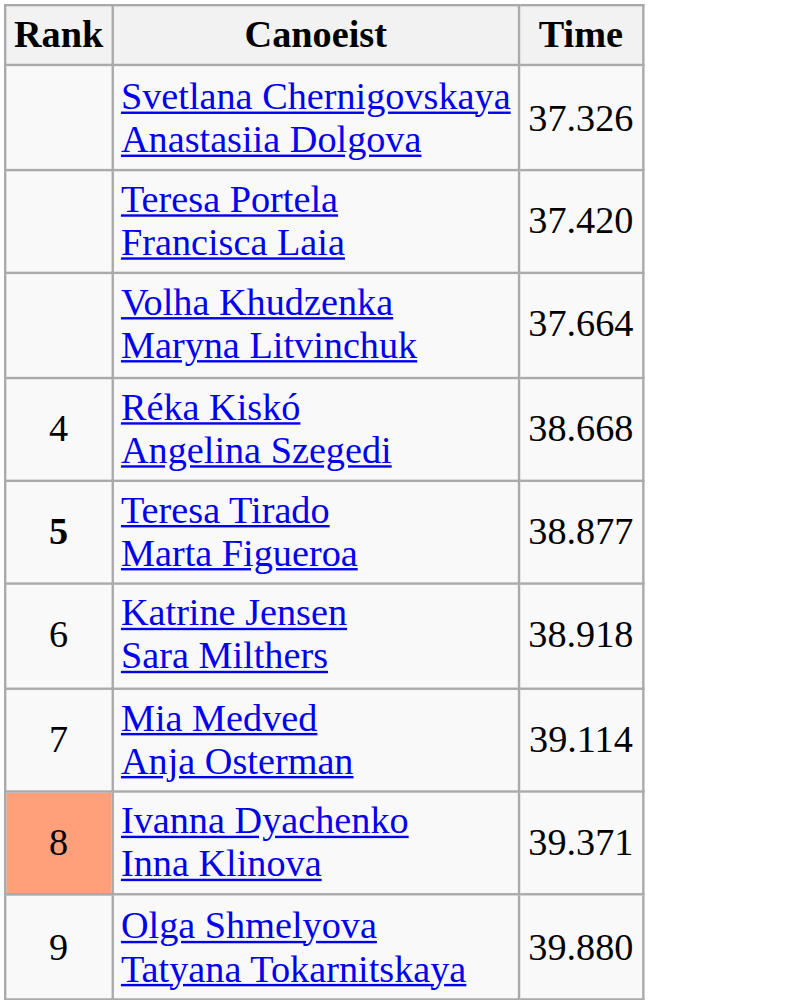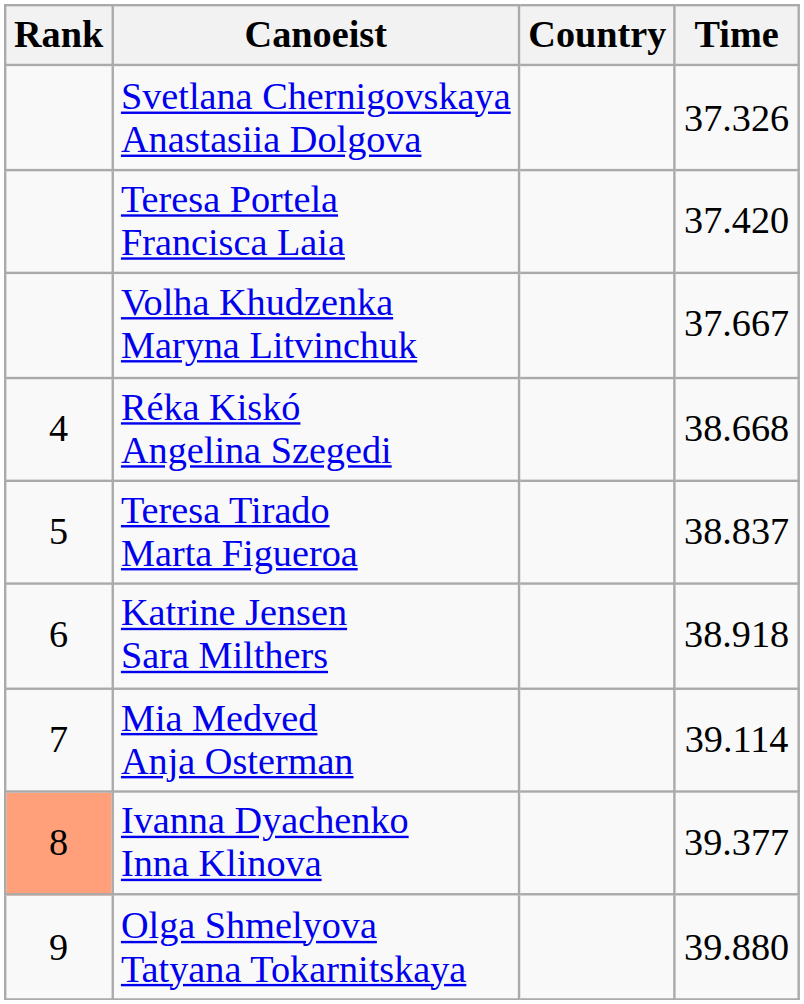+ column: (597, 34)
(581, 324) 37.664 -> (737, 324) 37.667
(59, 531) bold -> (59, 531) normal
(581, 531) 38.877 -> (737, 531) 38.837
(581, 842) 39.371 -> (737, 842) 39.377
